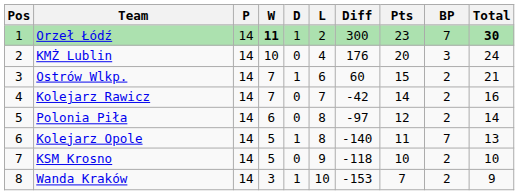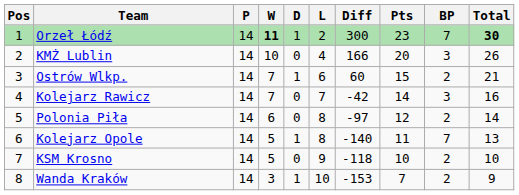(357, 56) 176 -> (357, 56) 166
(492, 56) 24 -> (492, 56) 26
(447, 97) 2 -> (447, 97) 3
